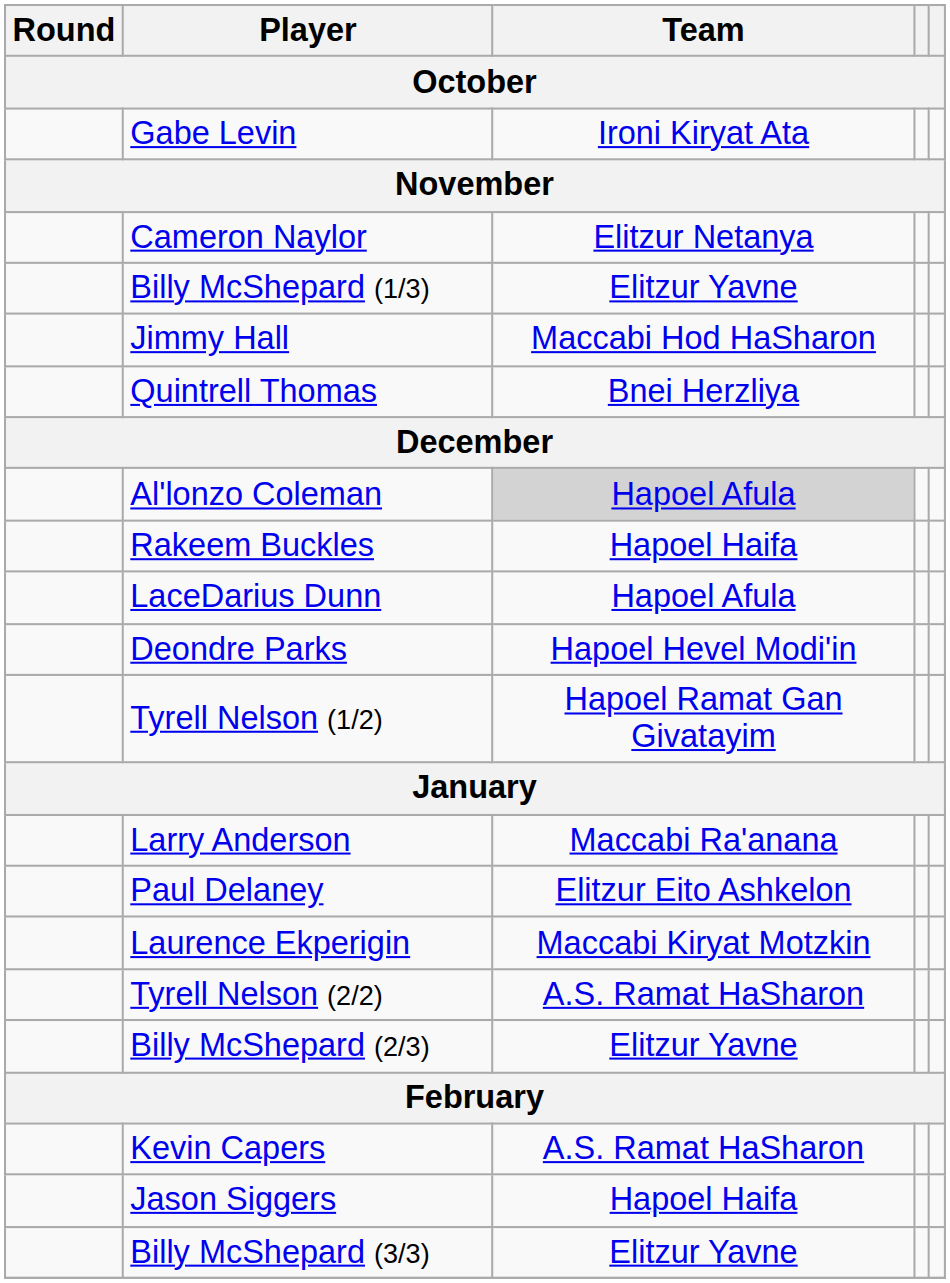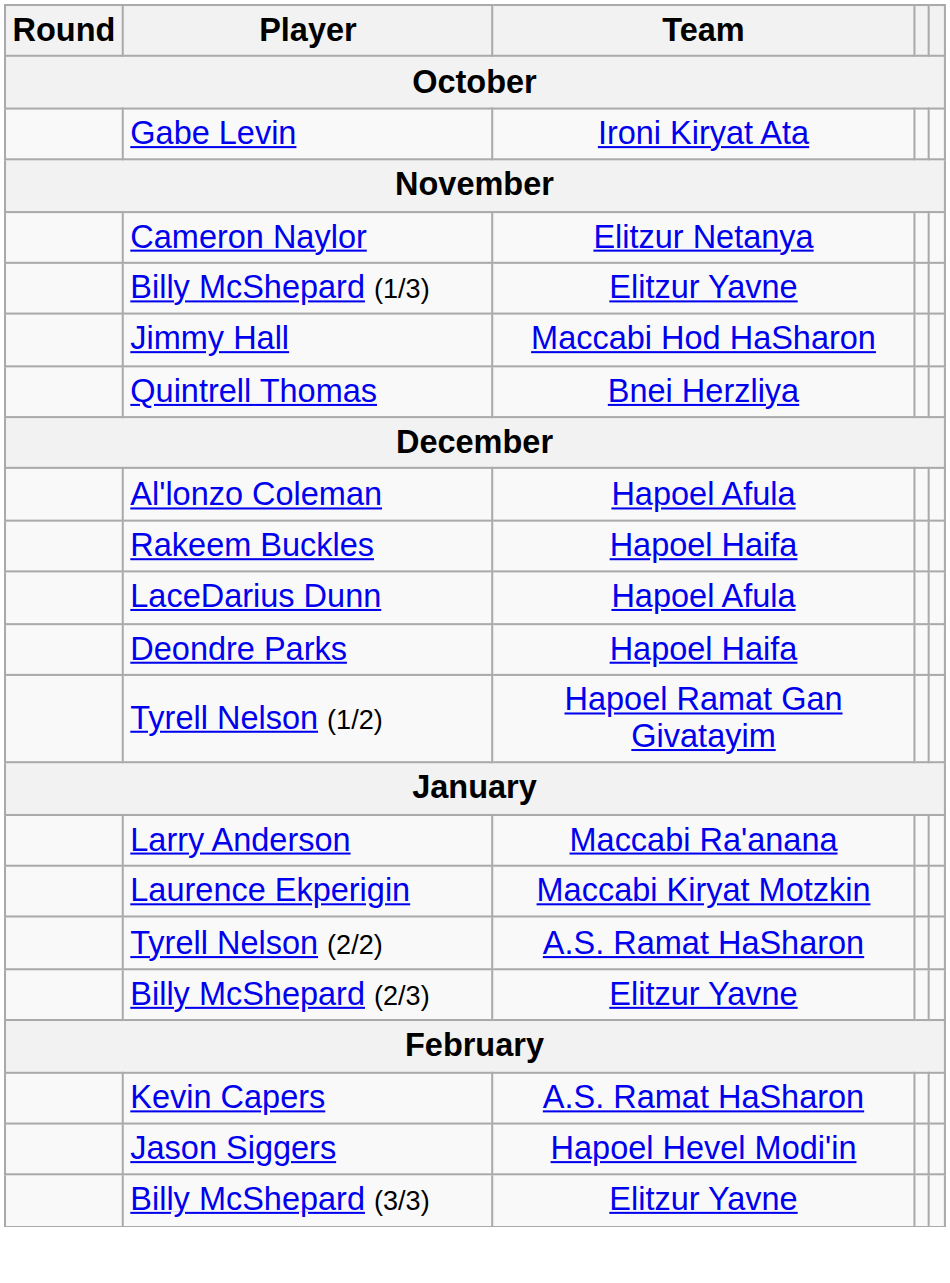(704, 493) lightgrey background -> (704, 493) no background
(704, 648) Hapoel Hevel Modi'in -> (704, 648) Hapoel Haifa
- row: (227, 890)
(704, 1200) Hapoel Haifa -> (704, 1148) Hapoel Hevel Modi'in
